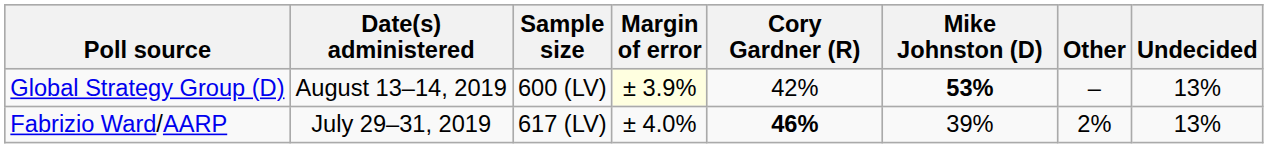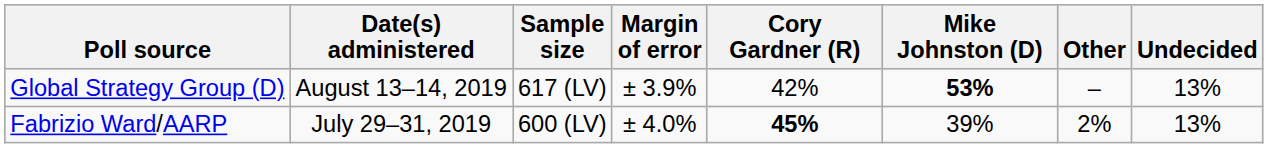(562, 87) 600 (LV) -> (562, 87) 617 (LV)
(660, 87) lightyellow background -> (660, 87) no background
(562, 125) 617 (LV) -> (562, 125) 600 (LV)
(795, 125) 46% -> (795, 125) 45%
